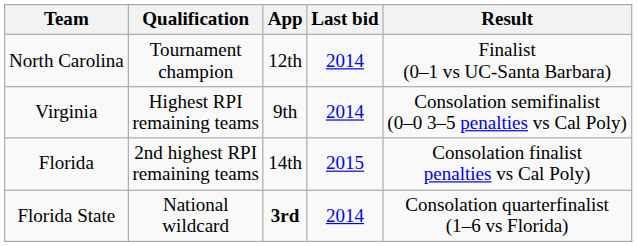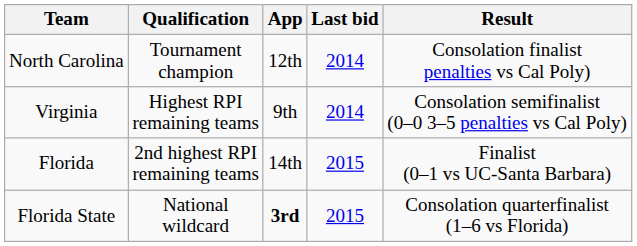(507, 60) Finalist (0–1 vs UC-Santa Barbara) -> (507, 60) Consolation finalist penalties vs Cal Poly)
(507, 163) Consolation finalist penalties vs Cal Poly) -> (507, 163) Finalist (0–1 vs UC-Santa Barbara)
(345, 215) 2014 -> (345, 215) 2015
